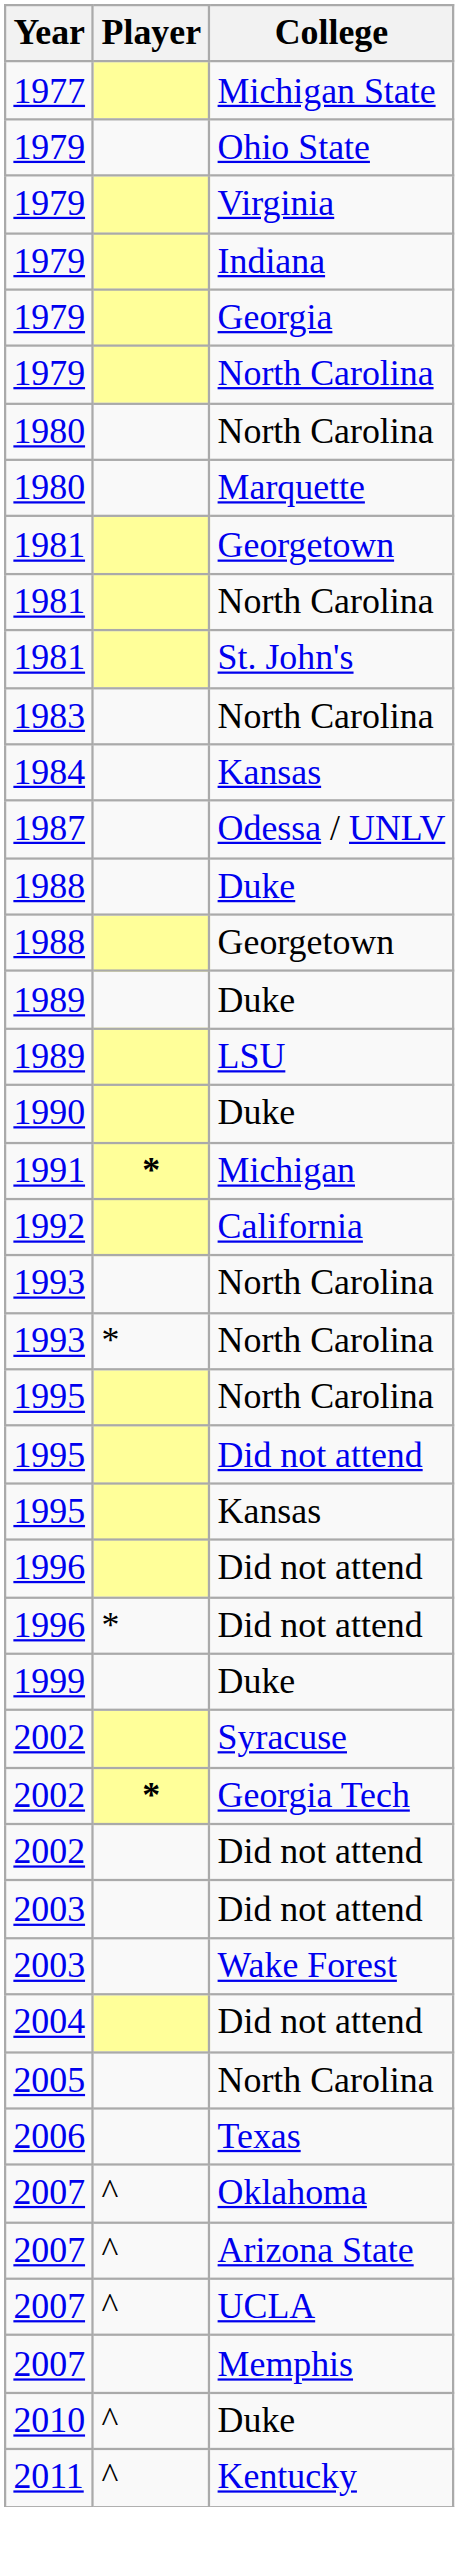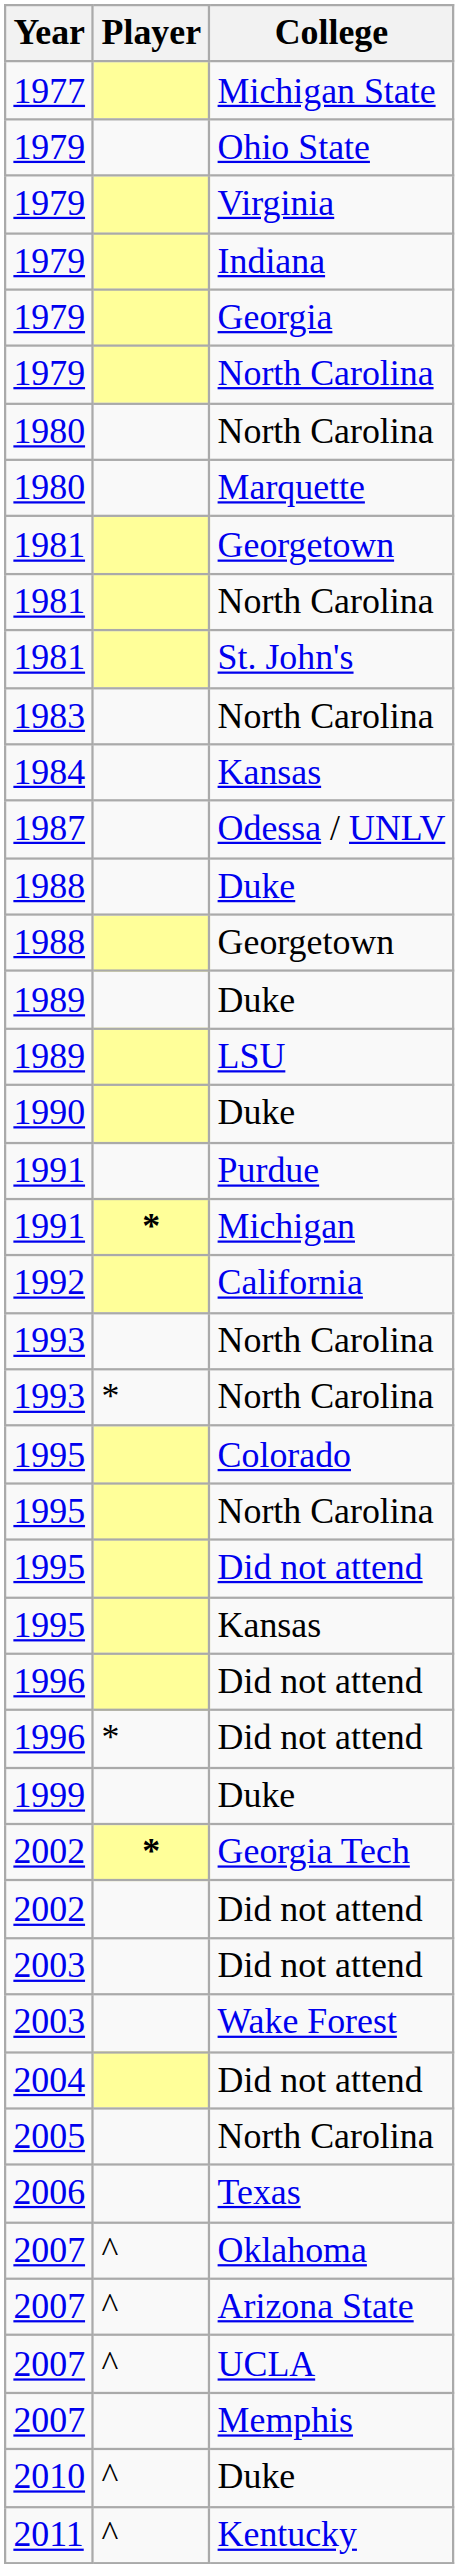+ row: (49, 1169)
+ row: (49, 1453)
- row: (49, 1738)
